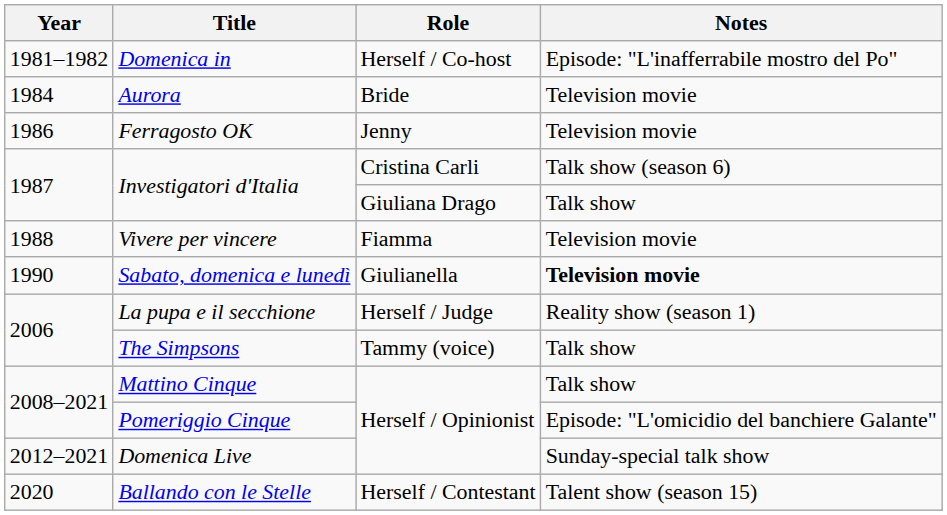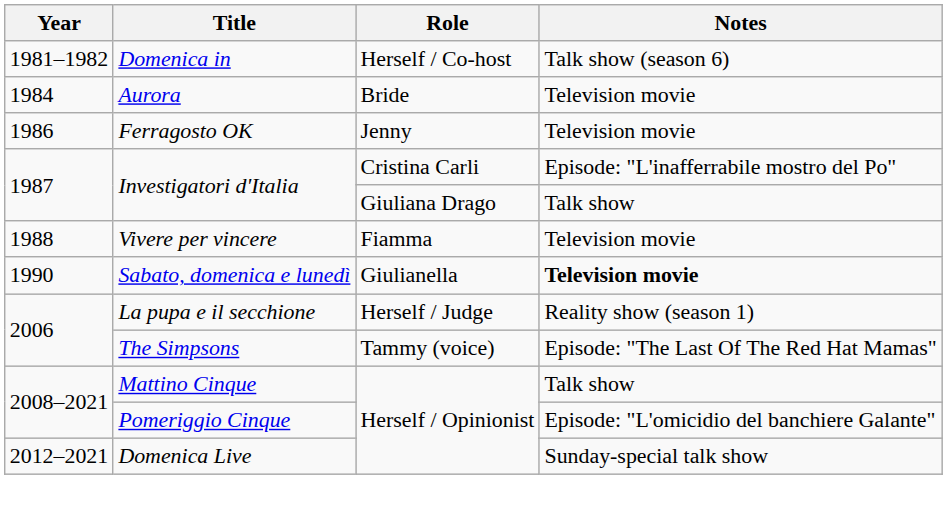(722, 58) Episode: "L'inafferrabile mostro del Po" -> (637, 58) Talk show (season 6)
(638, 167) Talk show (season 6) -> (720, 167) Episode: "L'inafferrabile mostro del Po"
(591, 347) Talk show -> (741, 347) Episode: "The Last Of The Red Hat Mamas"
- row: (215, 491)
